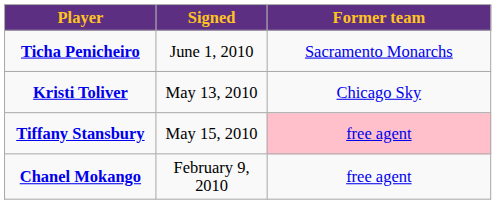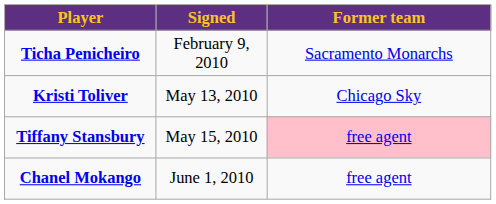(212, 51) June 1, 2010 -> (212, 52) February 9, 2010
(212, 176) February 9, 2010 -> (212, 178) June 1, 2010
